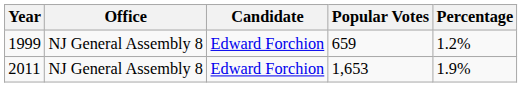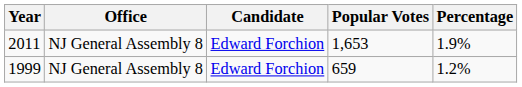rows swapped: (25, 43) <-> (24, 69)
